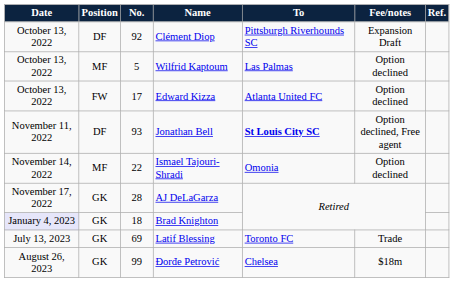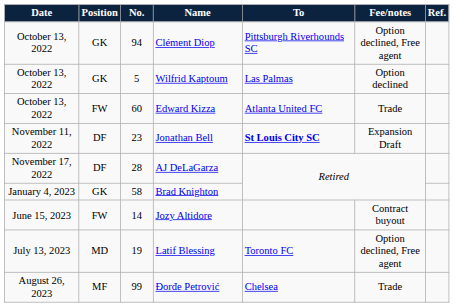(100, 37) DF -> (100, 43) GK
(137, 37) 92 -> (137, 43) 94
(390, 37) Expansion Draft -> (390, 43) Option declined, Free agent
(100, 66) MF -> (100, 79) GK
(137, 96) 17 -> (137, 109) 60
(390, 96) Option declined -> (390, 109) Trade
(137, 132) 93 -> (137, 138) 23
(390, 132) Option declined, Free agent -> (390, 138) Expansion Draft
- row: (188, 168)
(100, 198) GK -> (100, 168) DF
(42, 221) lavender background -> (42, 192) no background
(137, 221) 18 -> (137, 192) 58
+ row: (184, 215)
(100, 239) GK -> (100, 251) MD
(137, 239) 69 -> (137, 251) 19
(390, 239) Trade -> (390, 251) Option declined, Free agent
(100, 262) GK -> (100, 287) MF
(390, 262) $18m -> (390, 287) Trade
